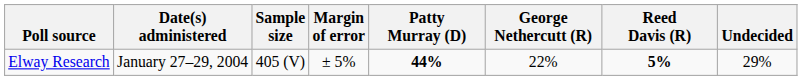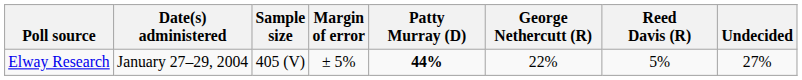(660, 62) bold -> (660, 62) normal
(757, 62) 29% -> (757, 62) 27%
